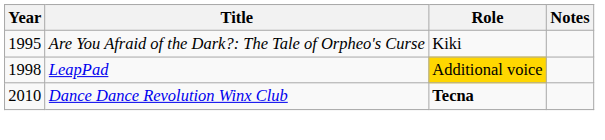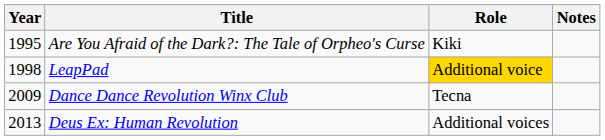(25, 95) 2010 -> (25, 95) 2009
(453, 95) bold -> (452, 95) normal
+ row: (143, 122)
